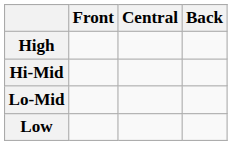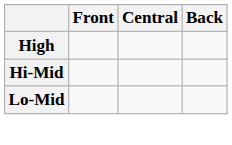- row: (37, 126)
